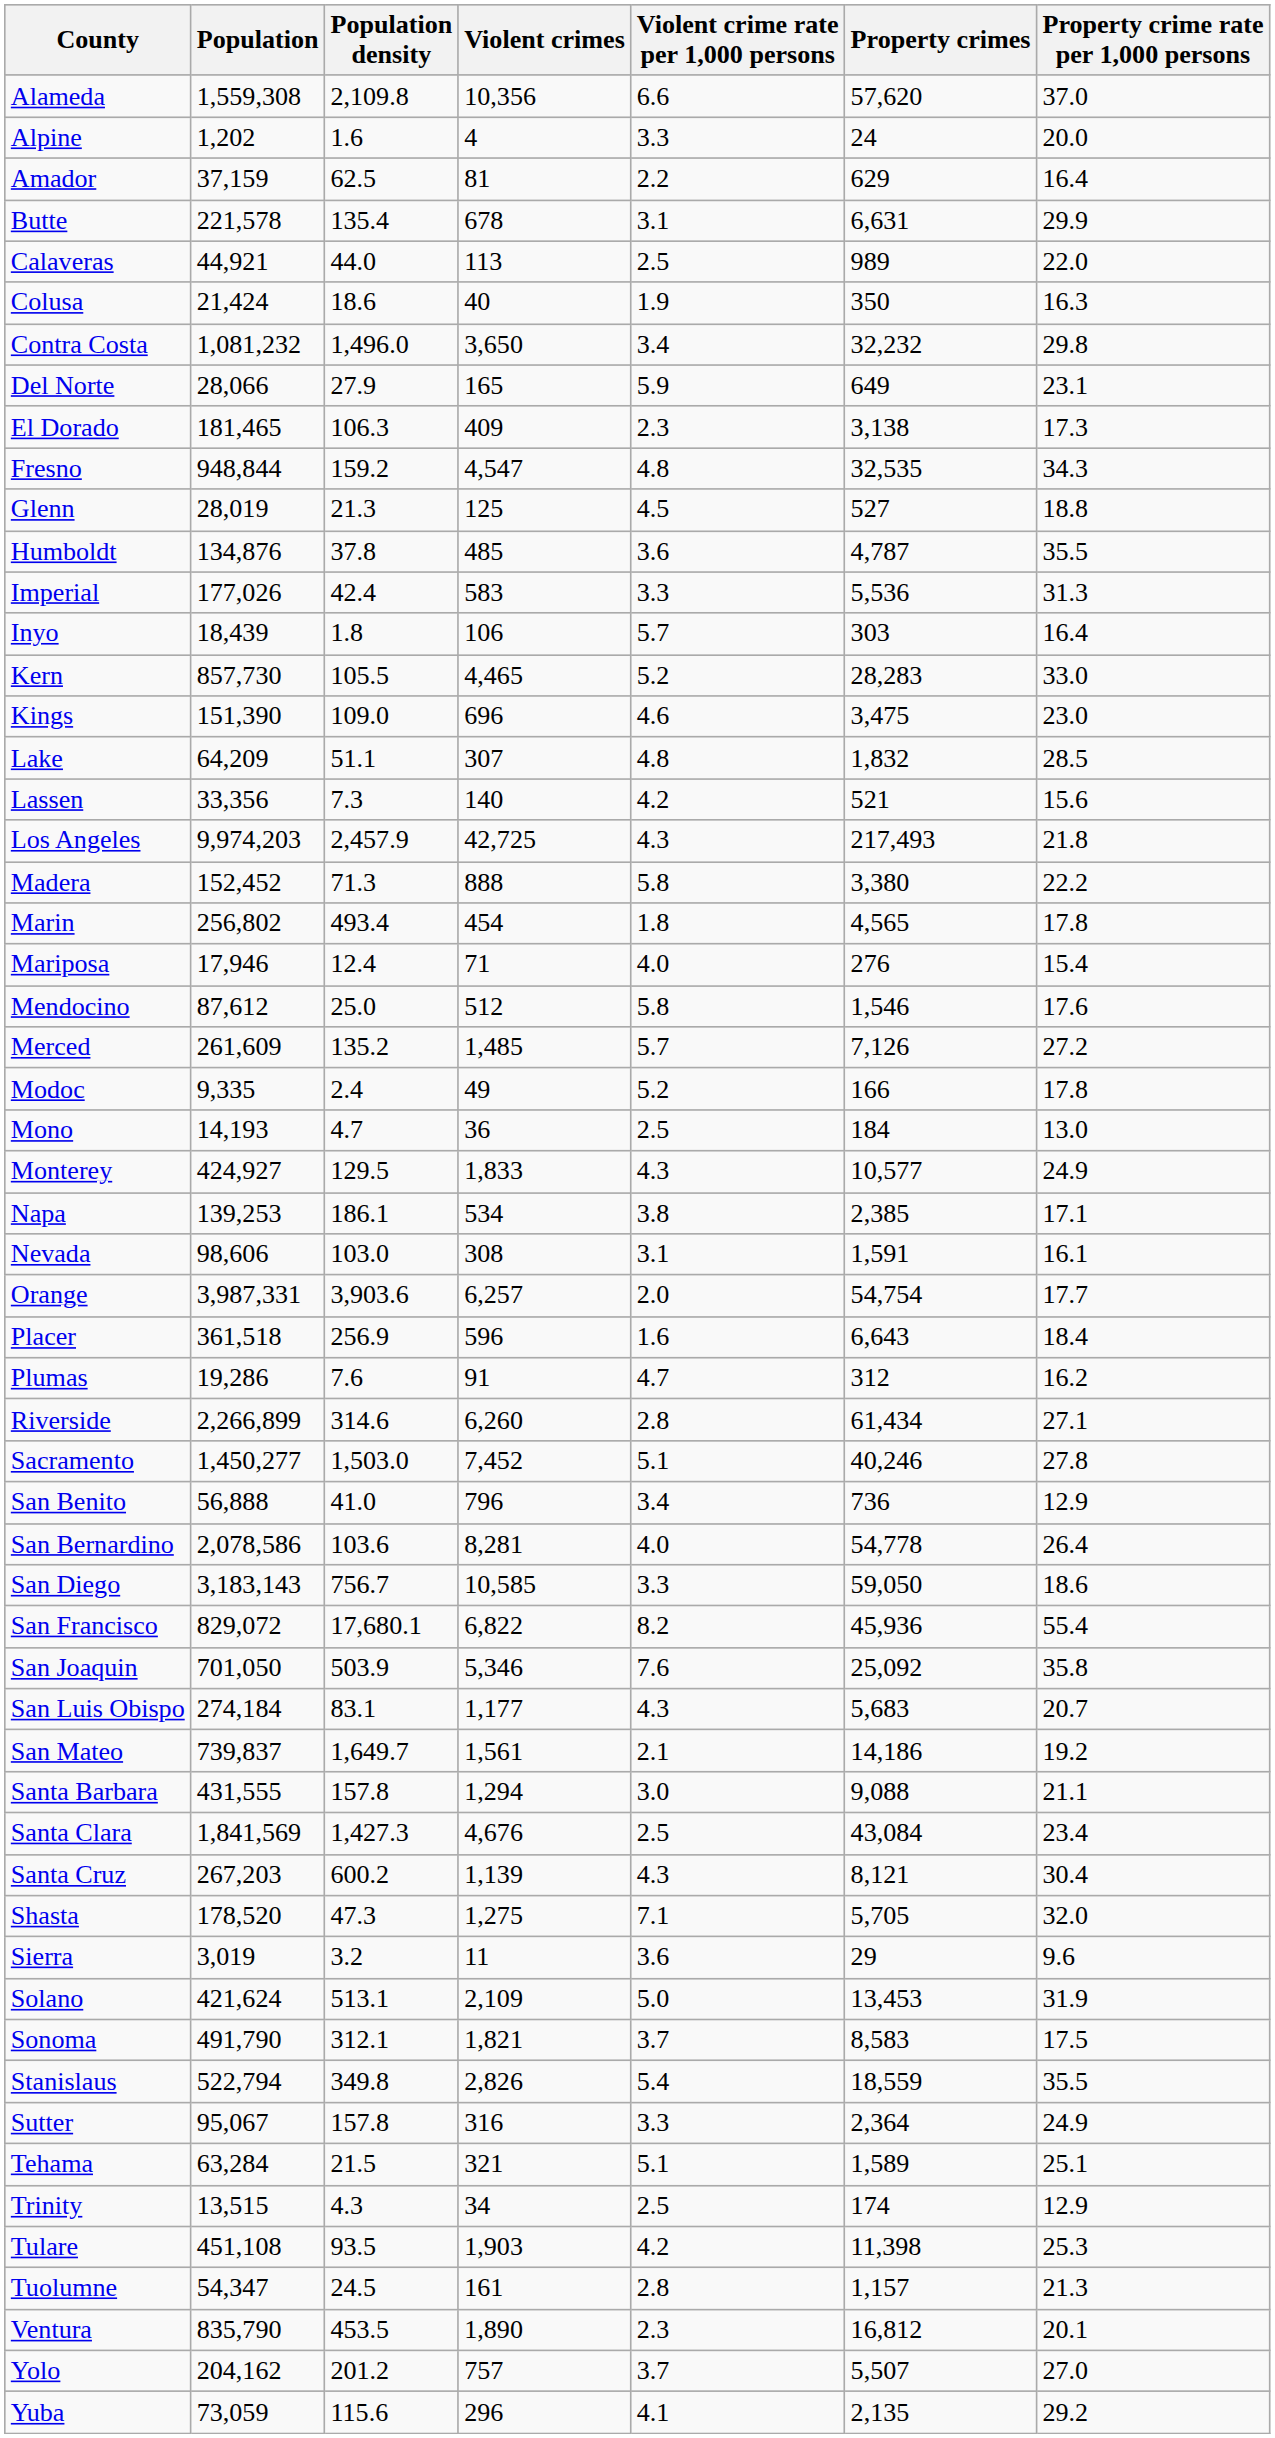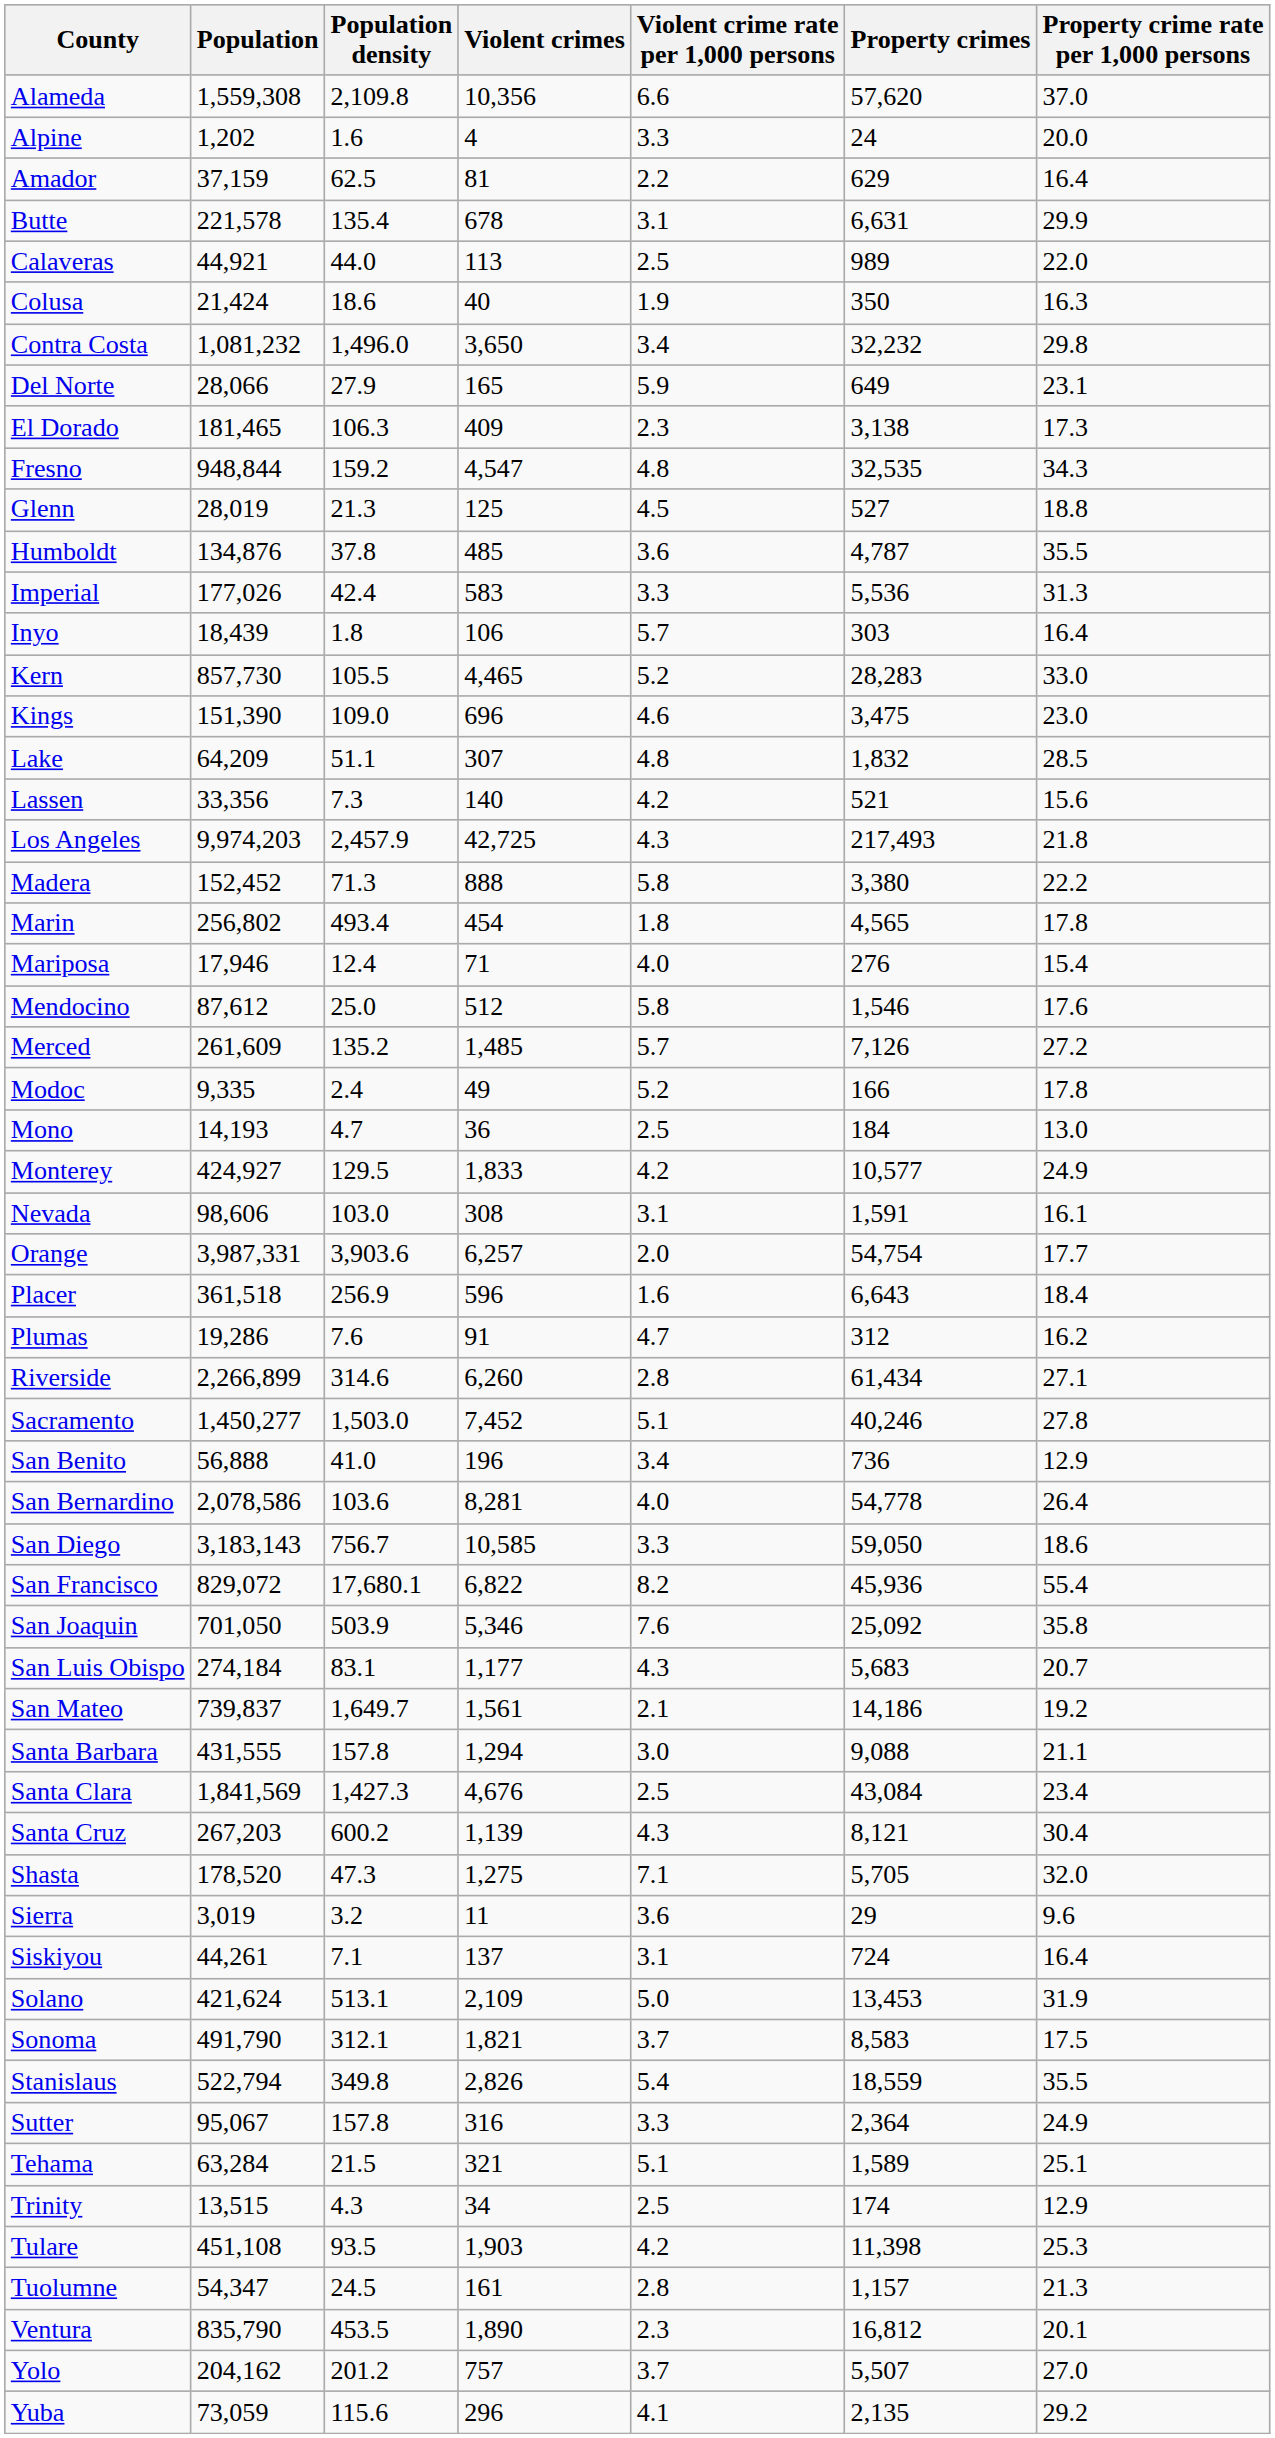(653, 1171) 4.3 -> (653, 1171) 4.2
- row: (38, 1212)
(484, 1502) 796 -> (484, 1460) 196
+ row: (56, 1957)
